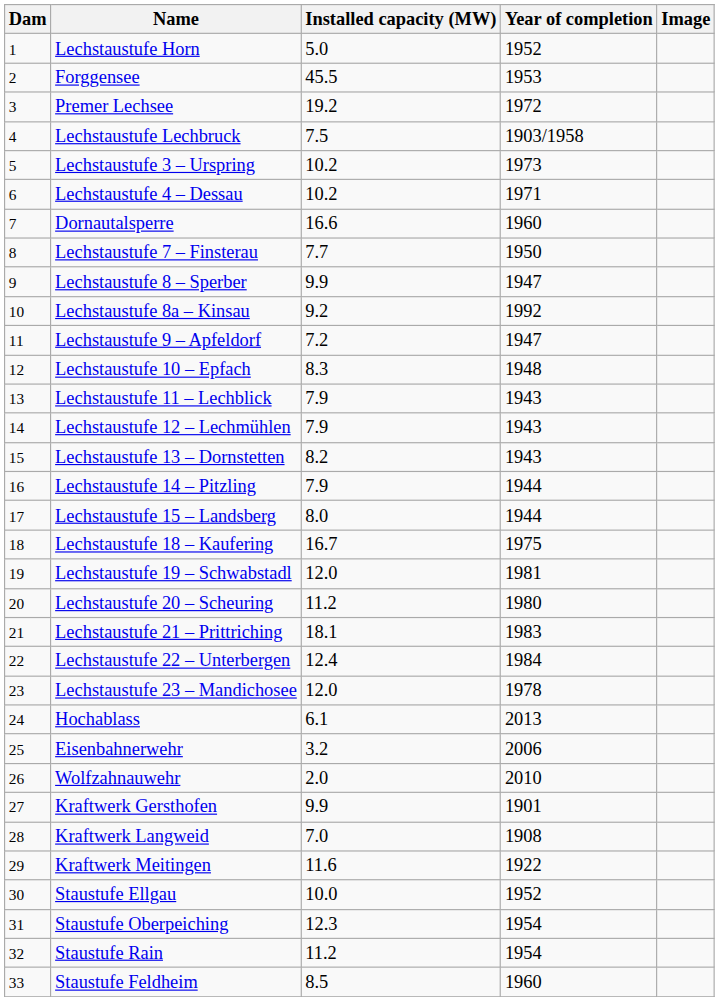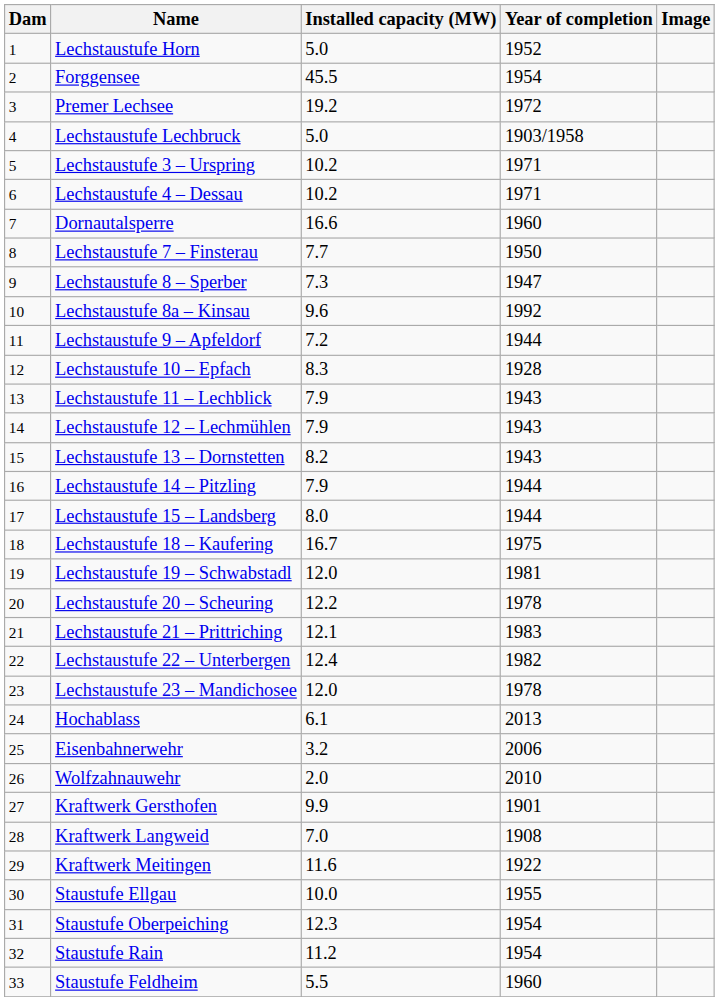(523, 77) 1953 -> (523, 77) 1954
(317, 135) 7.5 -> (317, 135) 5.0
(523, 164) 1973 -> (523, 164) 1971
(317, 281) 9.9 -> (317, 281) 7.3
(317, 310) 9.2 -> (317, 310) 9.6
(523, 340) 1947 -> (523, 340) 1944
(523, 369) 1948 -> (523, 369) 1928
(321, 602) 11.2 -> (321, 602) 12.2
(523, 602) 1980 -> (523, 602) 1978
(321, 631) 18.1 -> (321, 631) 12.1
(523, 661) 1984 -> (523, 661) 1982
(523, 894) 1952 -> (523, 894) 1955
(317, 982) 8.5 -> (317, 982) 5.5
